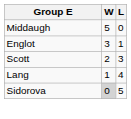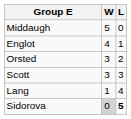(107, 43) 3 -> (107, 43) 4
+ row: (21, 59)
(107, 59) 2 -> (107, 75) 3
(121, 91) normal -> (121, 106) bold
